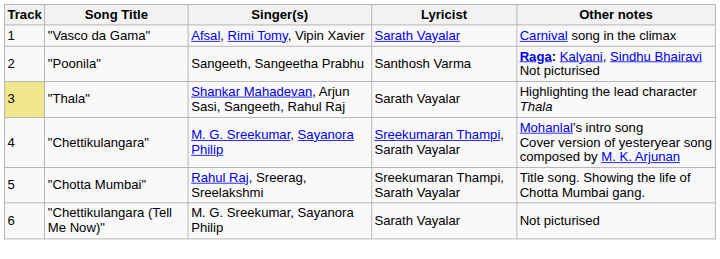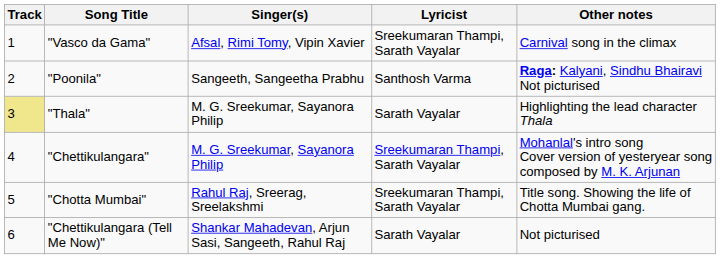(417, 35) Sarath Vayalar -> (439, 43) Sreekumaran Thampi, Sarath Vayalar
(270, 99) Shankar Mahadevan, Arjun Sasi, Sangeeth, Rahul Raj -> (272, 114) M. G. Sreekumar, Sayanora Philip
(272, 220) M. G. Sreekumar, Sayanora Philip -> (270, 235) Shankar Mahadevan, Arjun Sasi, Sangeeth, Rahul Raj
